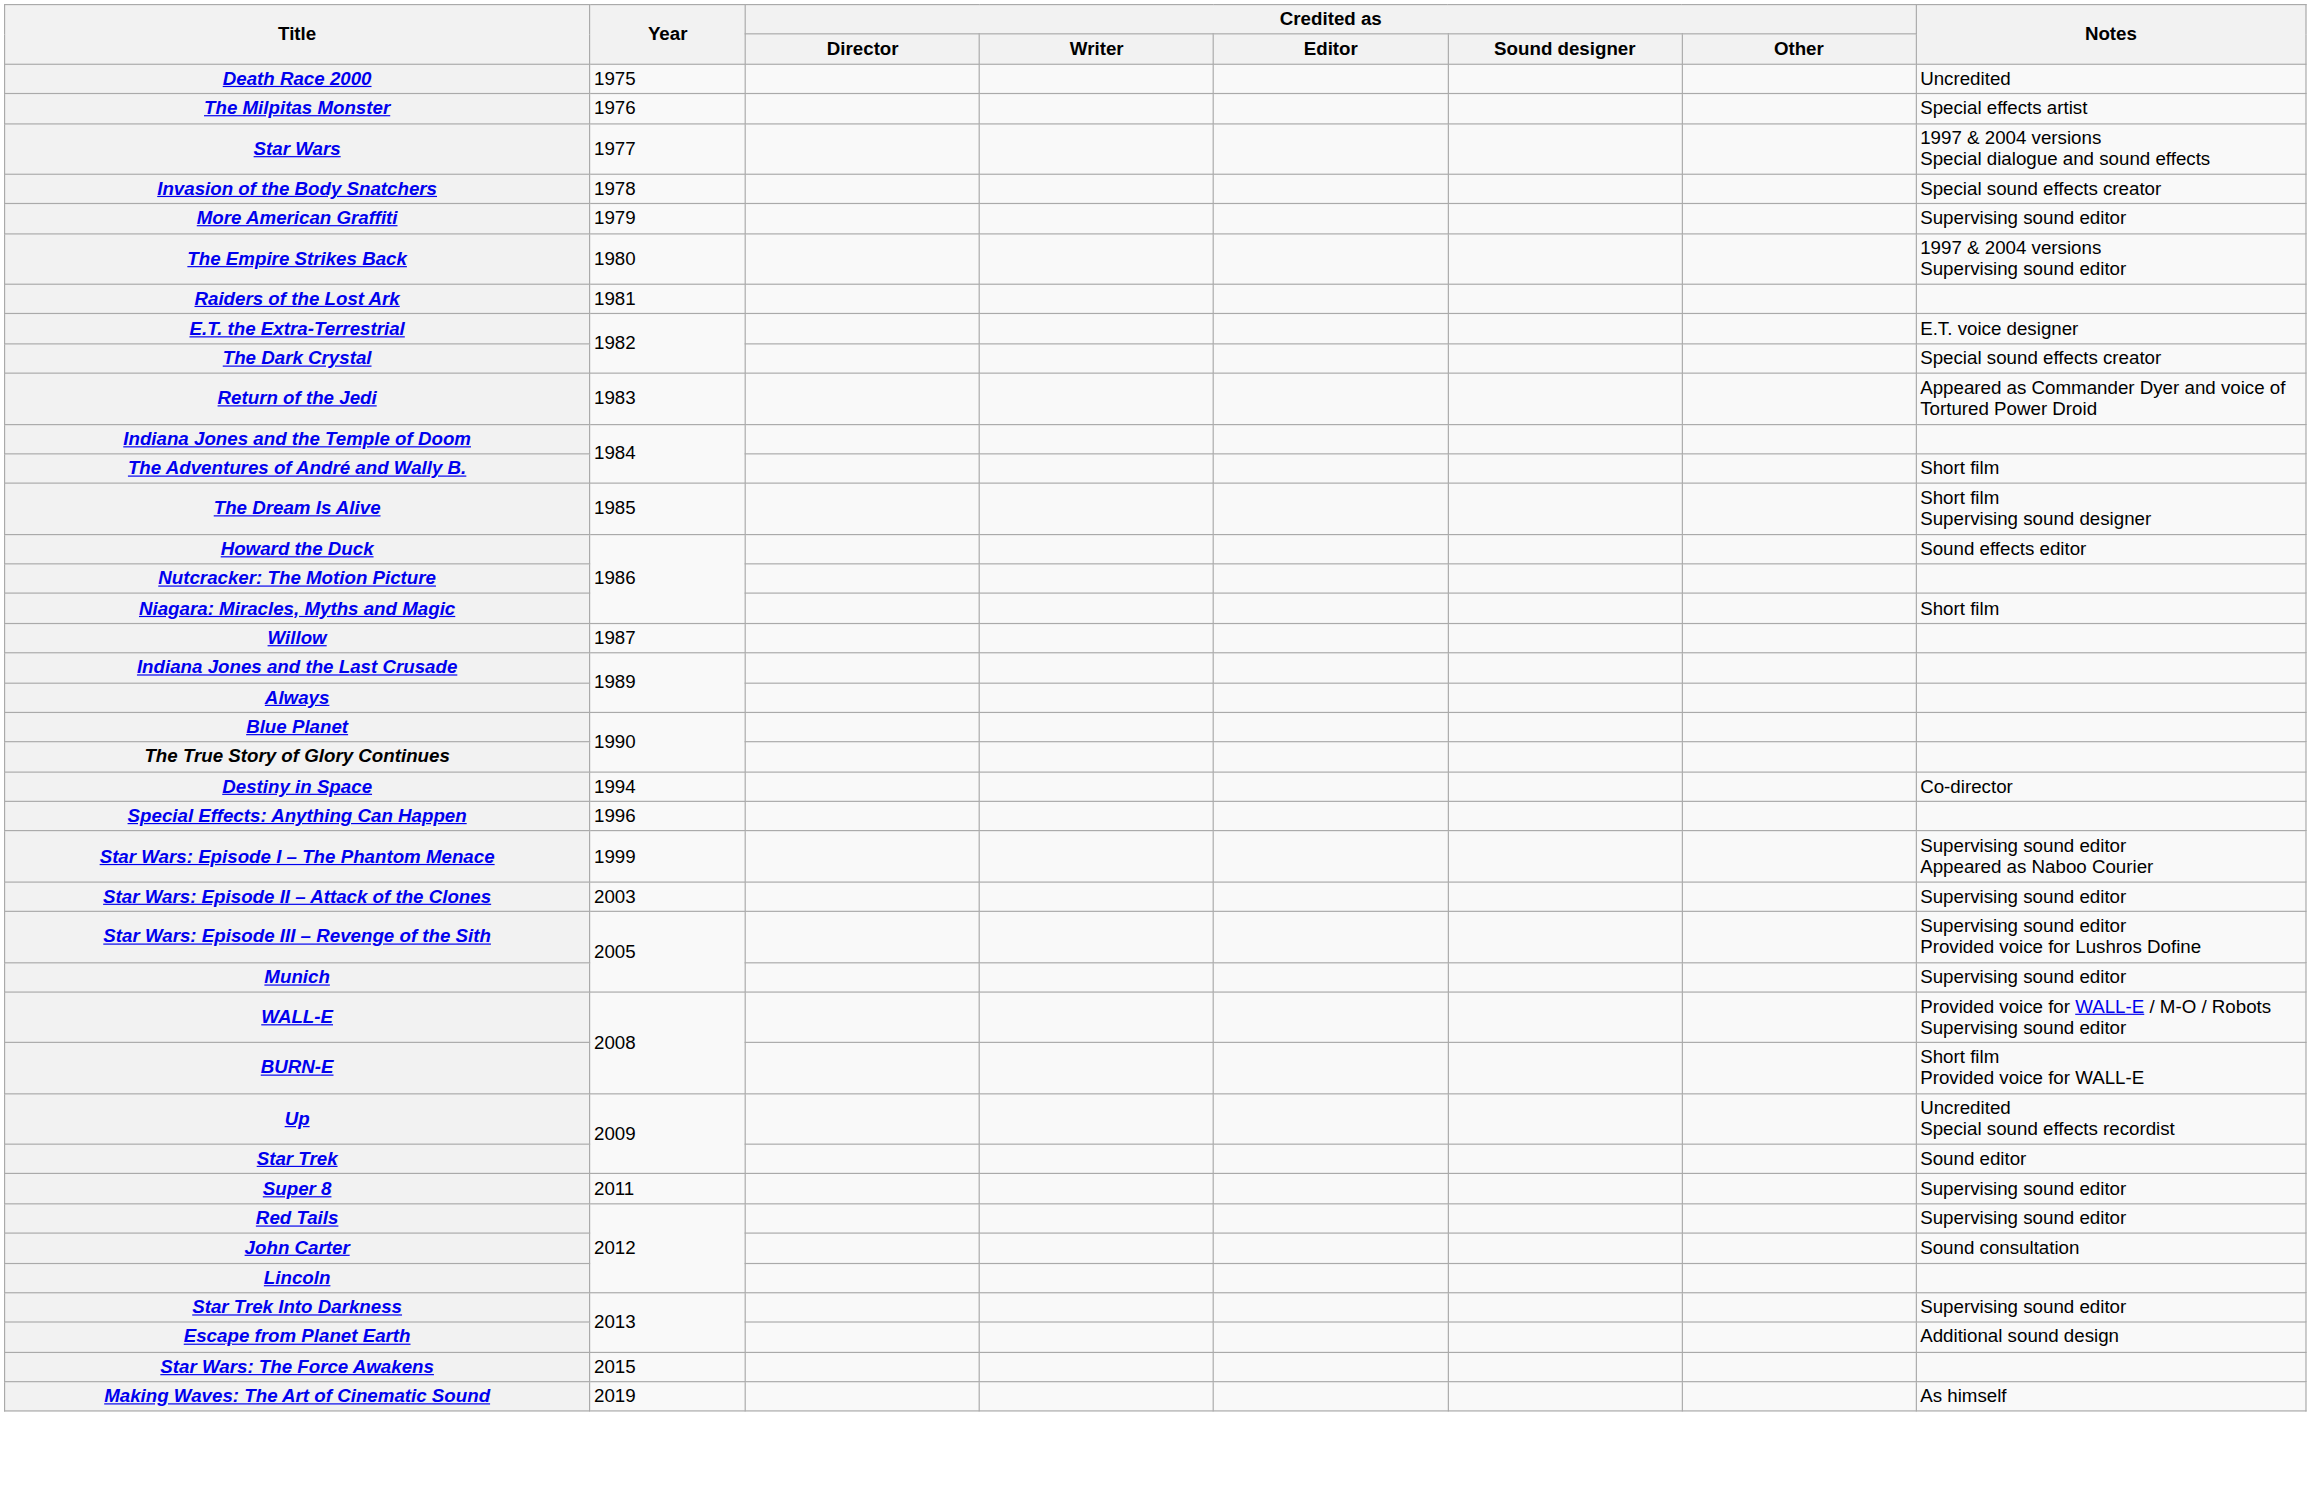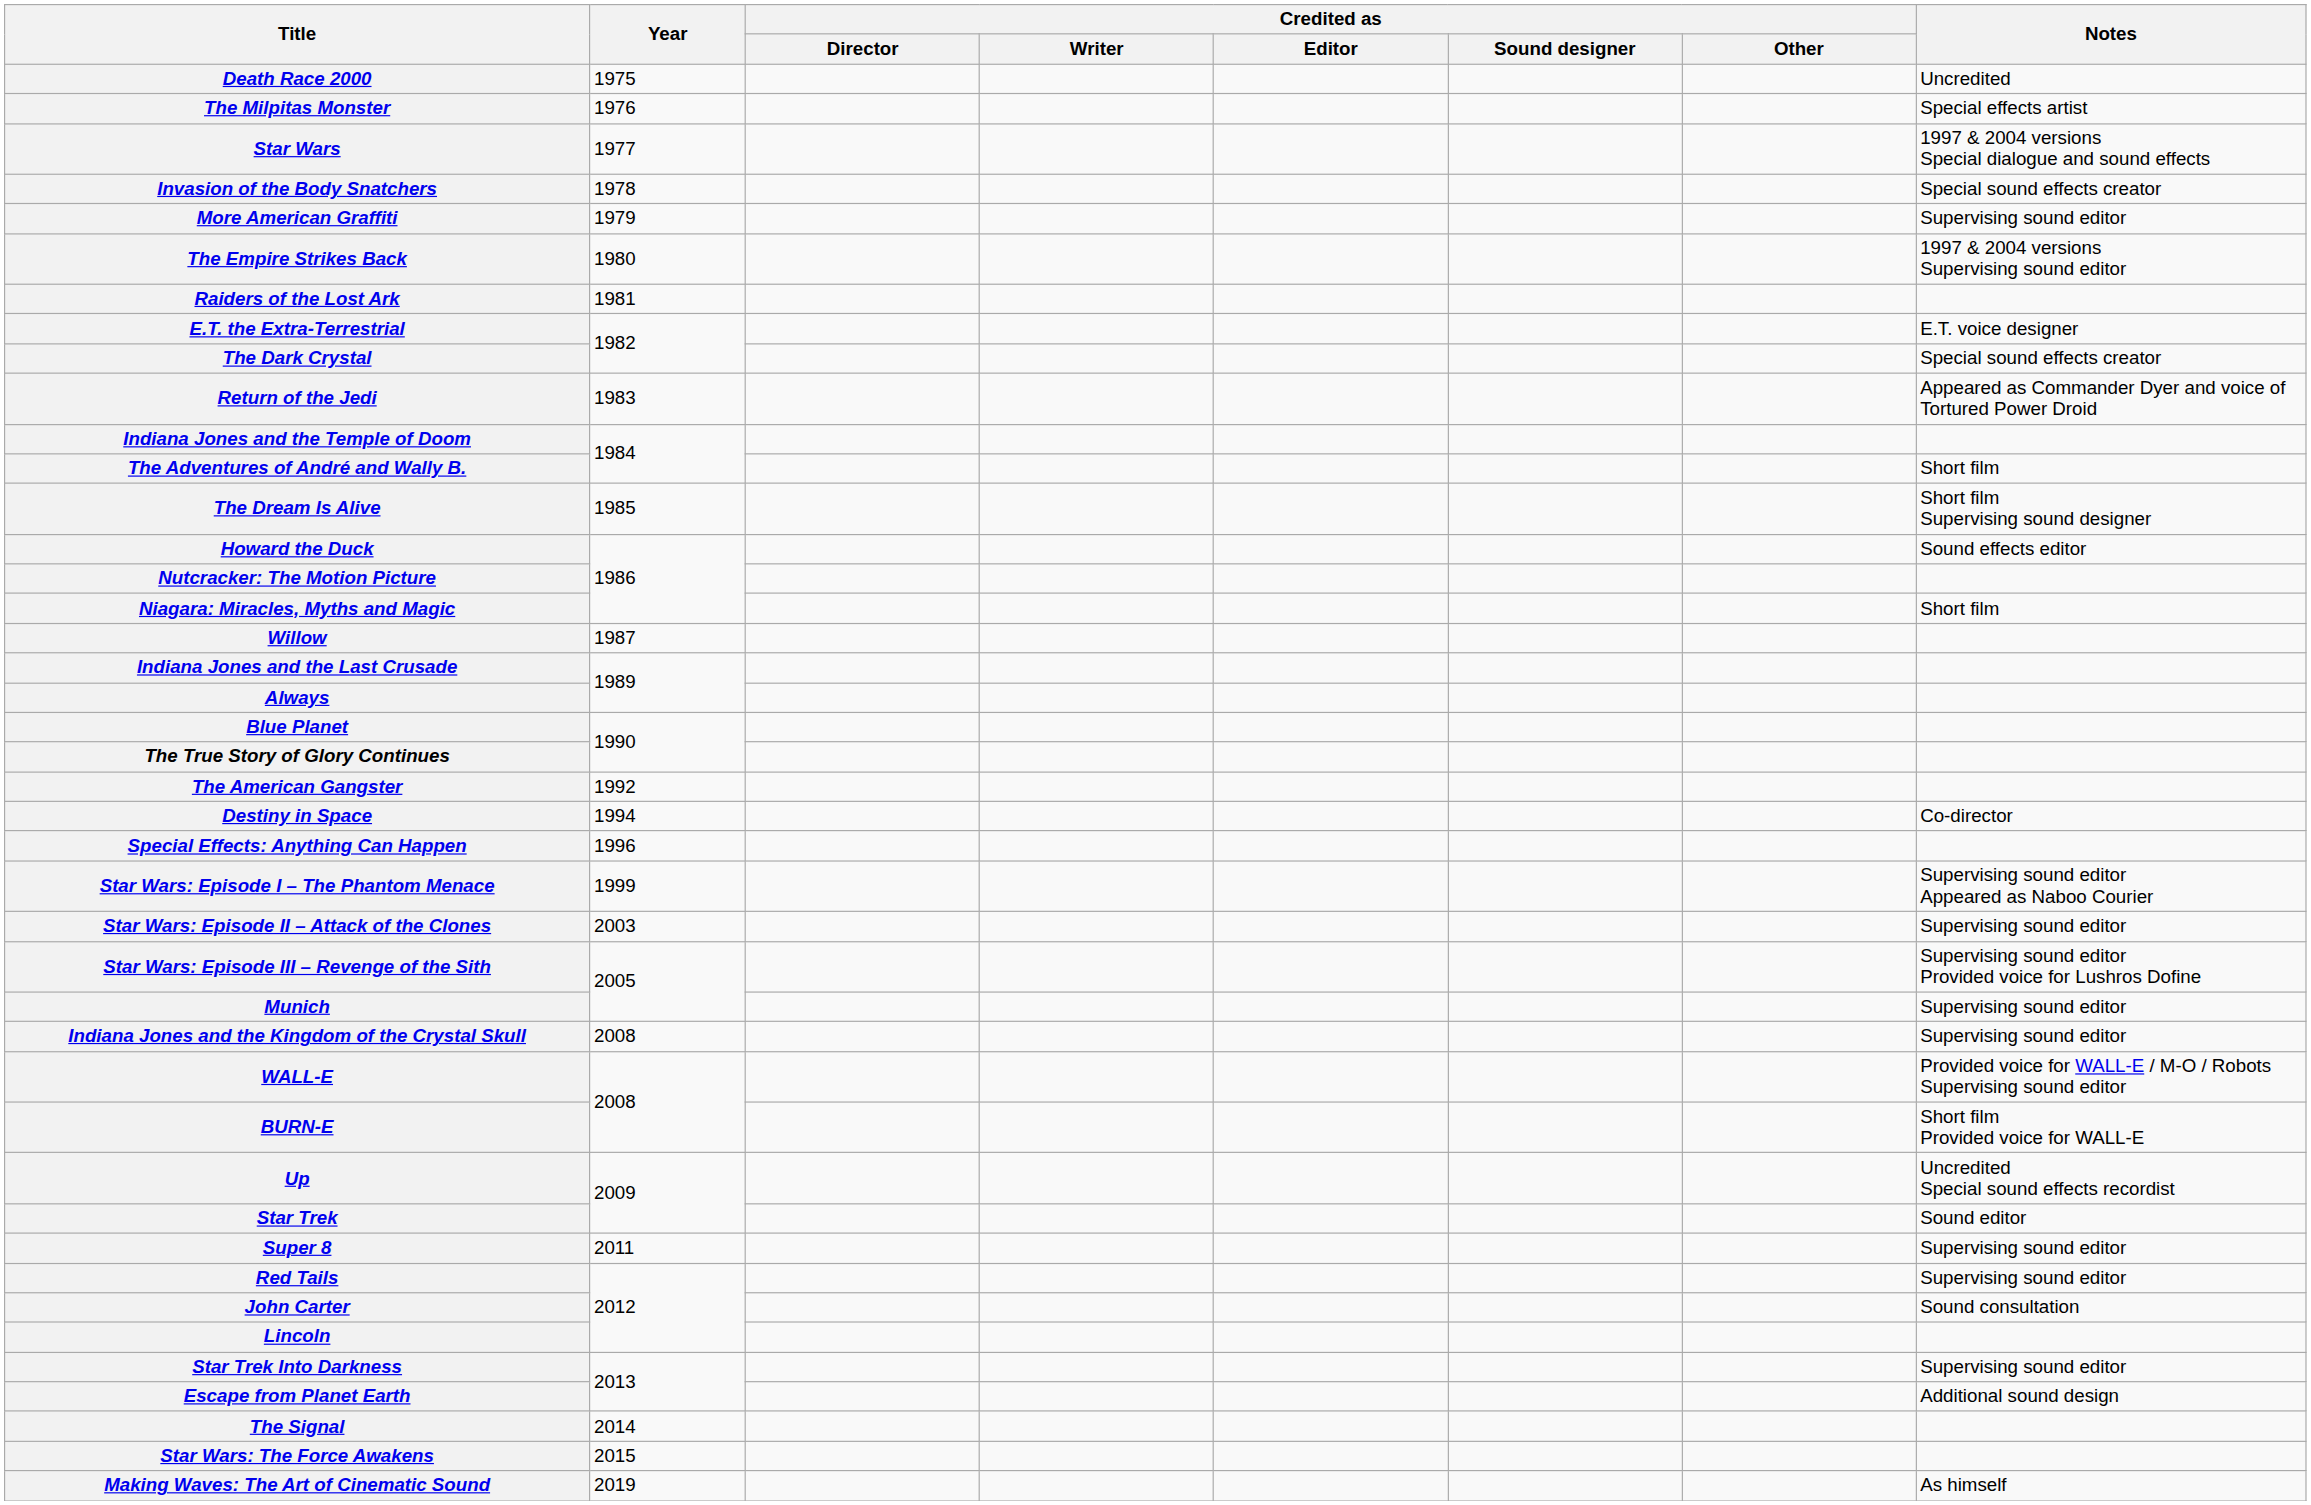+ row: (297, 786)
+ row: (297, 1036)
+ row: (297, 1426)
